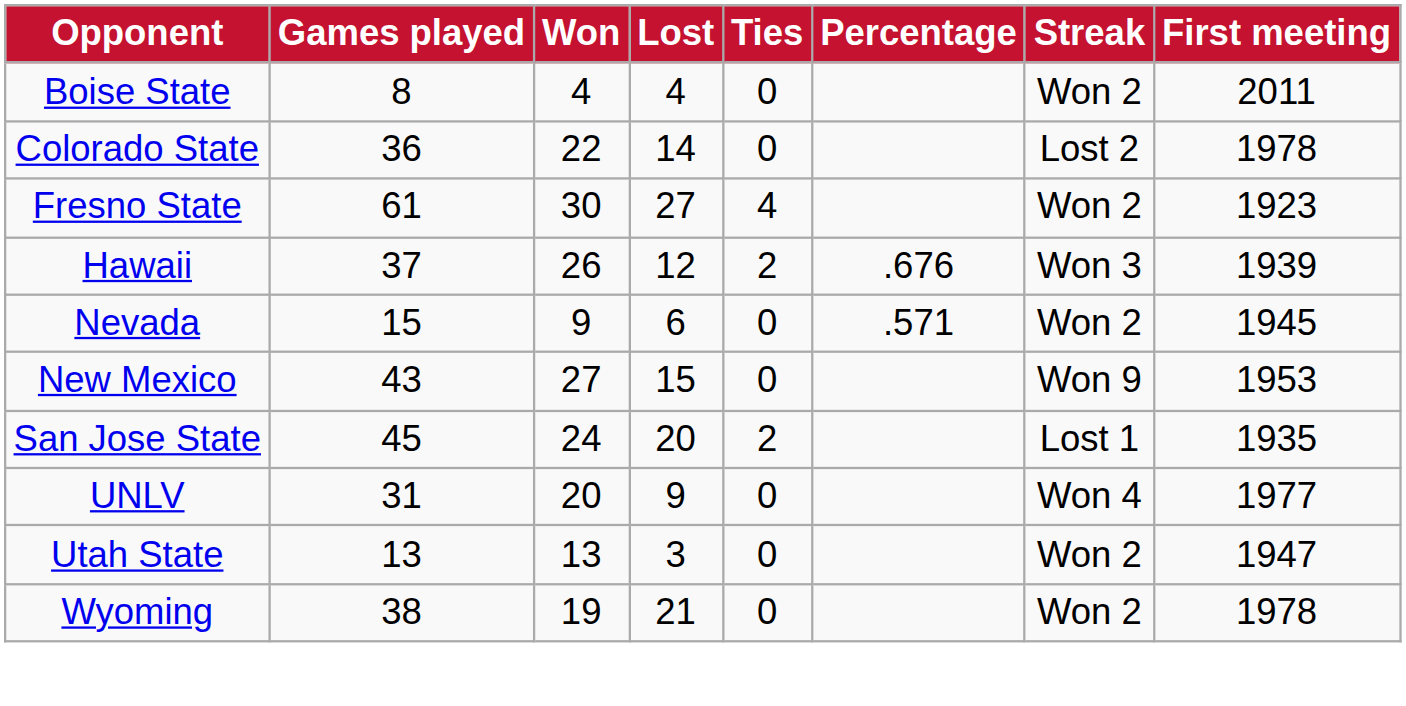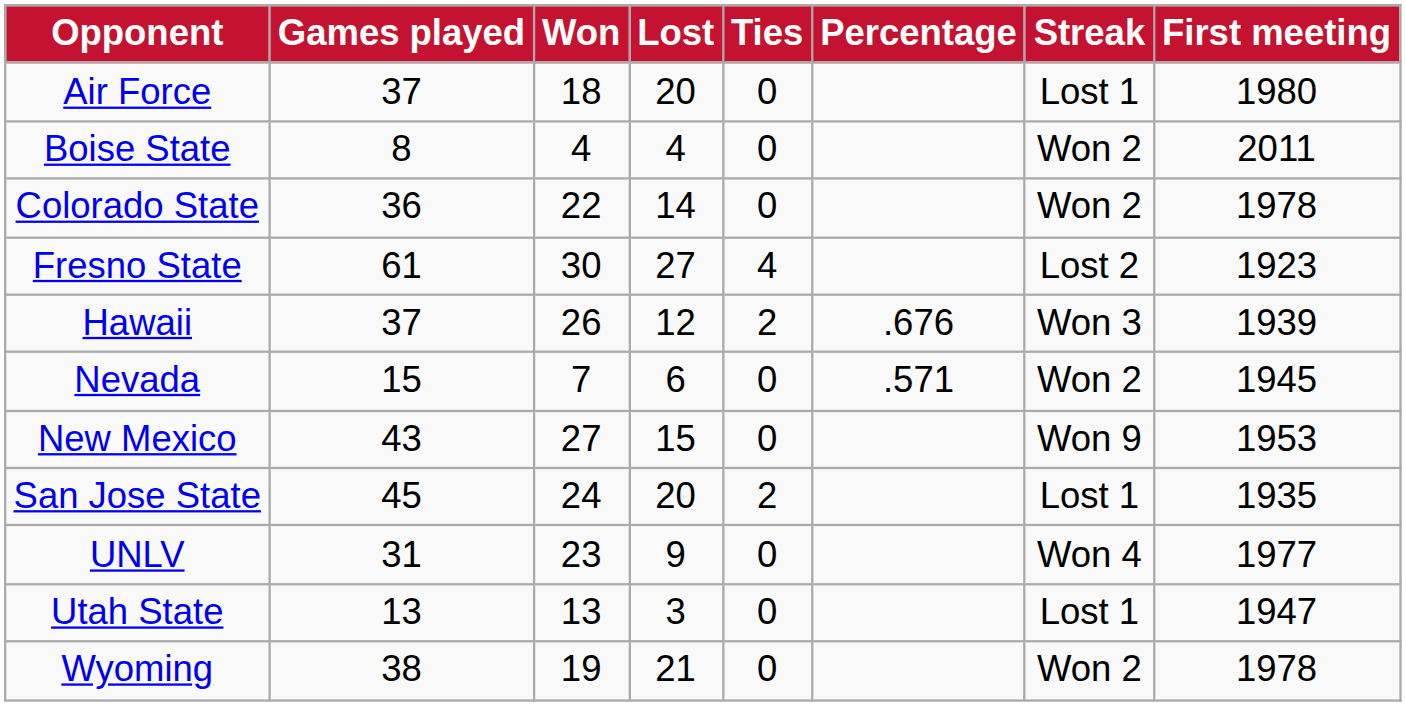+ row: (137, 91)
(1089, 149) Lost 2 -> (1089, 206) Won 2
(1089, 206) Won 2 -> (1089, 264) Lost 2
(581, 322) 9 -> (581, 380) 7
(581, 496) 20 -> (581, 554) 23
(1089, 554) Won 2 -> (1089, 611) Lost 1
